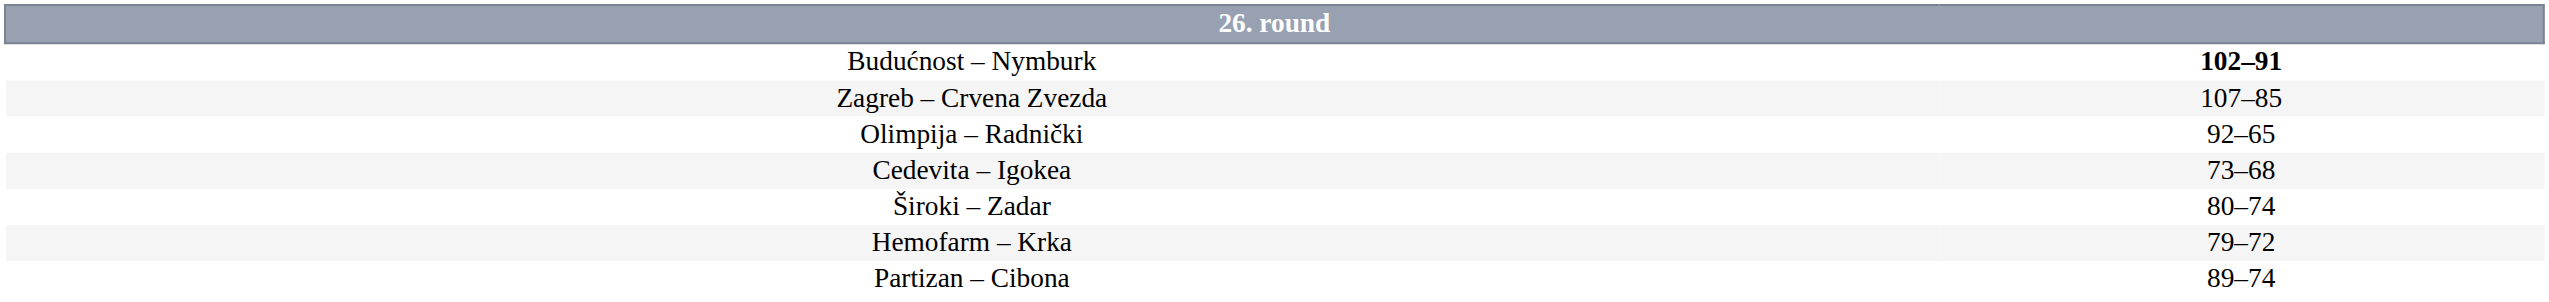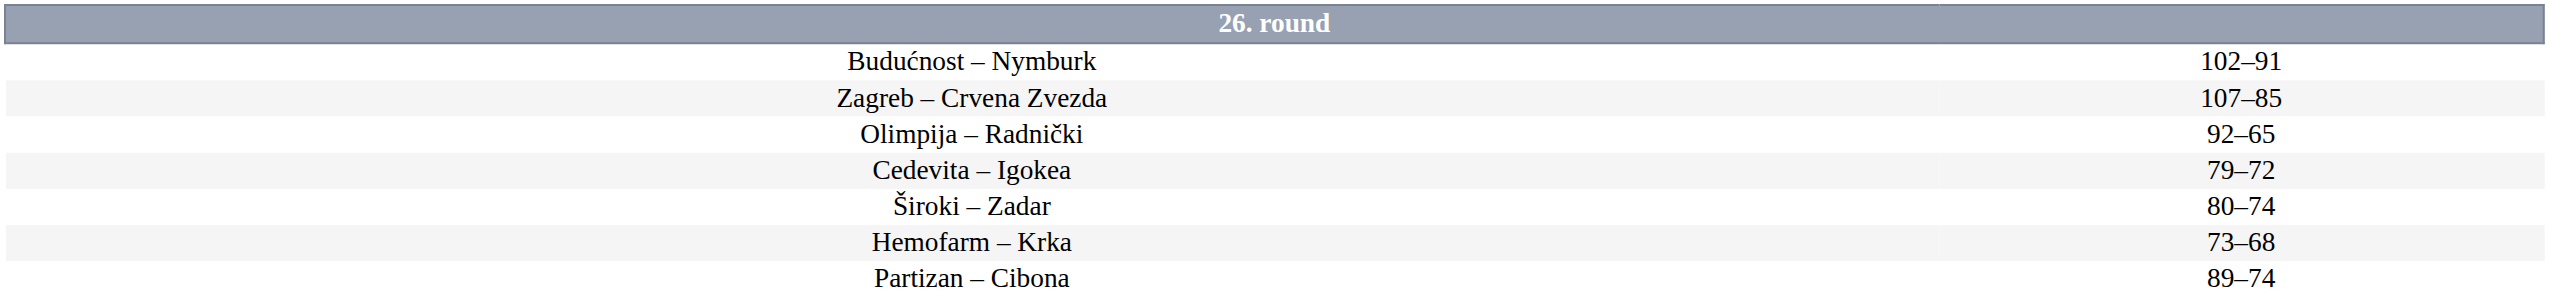(2241, 61) bold -> (2241, 61) normal
(2241, 170) 73–68 -> (2241, 170) 79–72
(2241, 242) 79–72 -> (2241, 242) 73–68
